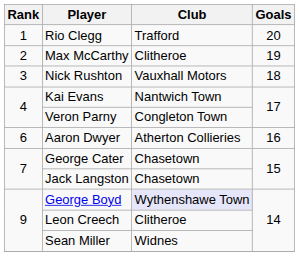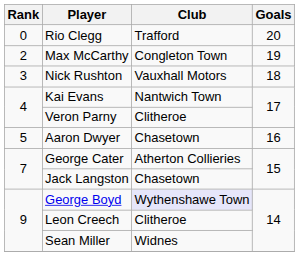(23, 35) 1 -> (23, 35) 0
(161, 55) Clitheroe -> (181, 55) Congleton Town
(181, 117) Congleton Town -> (161, 117) Clitheroe
(23, 138) 6 -> (23, 138) 5
(188, 138) Atherton Collieries -> (167, 138) Chasetown
(167, 158) Chasetown -> (188, 158) Atherton Collieries
